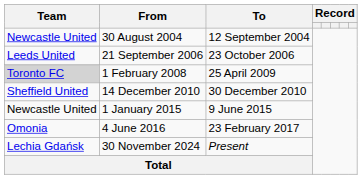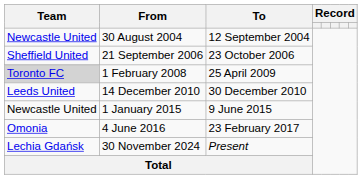(41, 55) Leeds United -> (48, 55) Sheffield United
(48, 92) Sheffield United -> (41, 92) Leeds United
